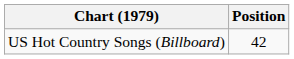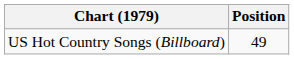(259, 41) 42 -> (259, 41) 49
